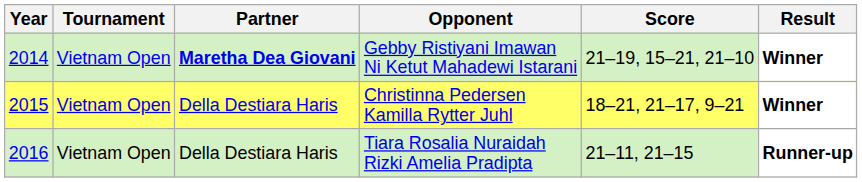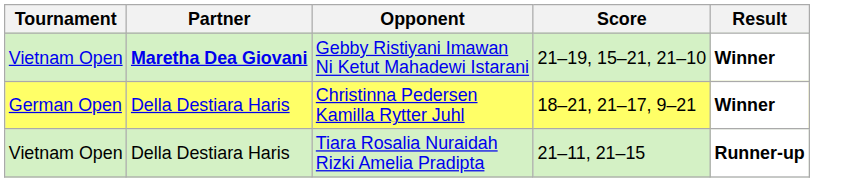- column: (29, 19)
(114, 105) Vietnam Open -> (65, 105) German Open
